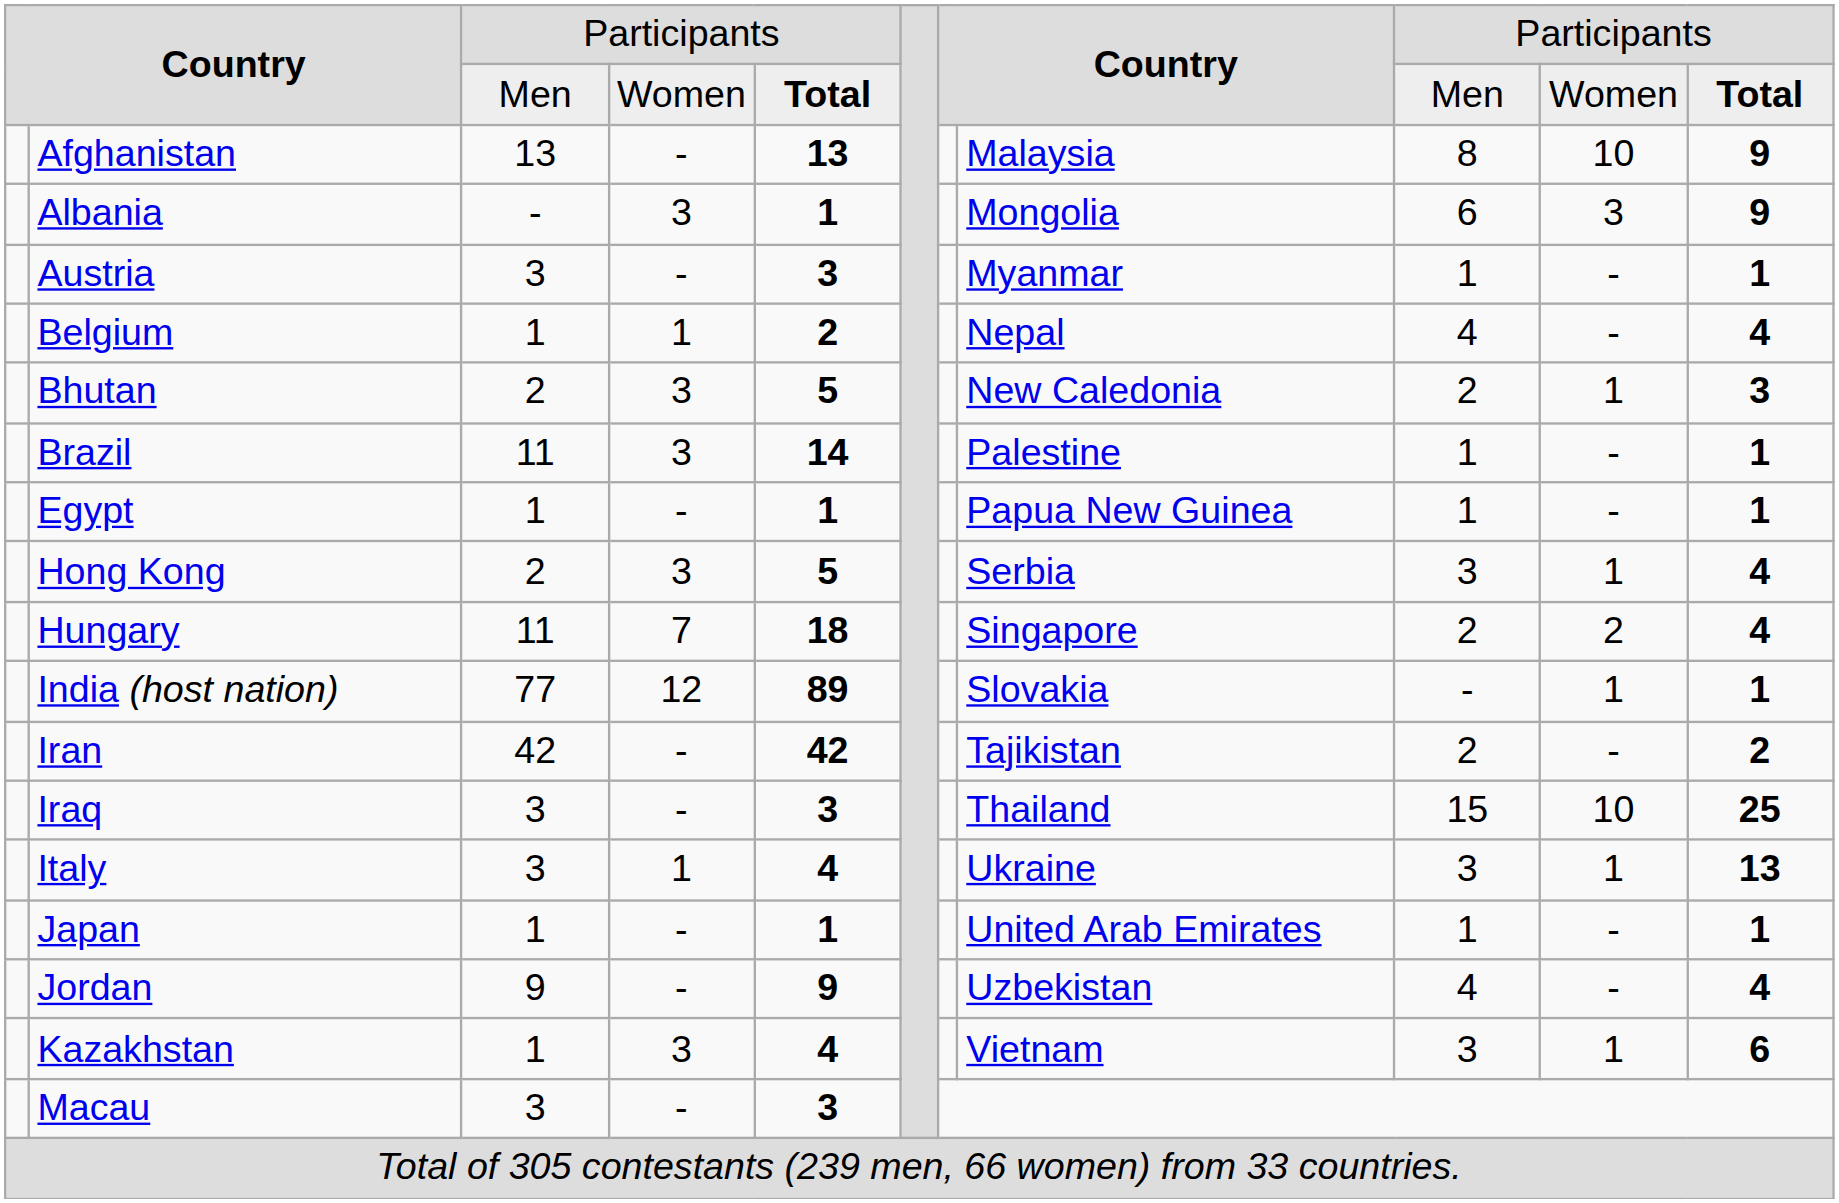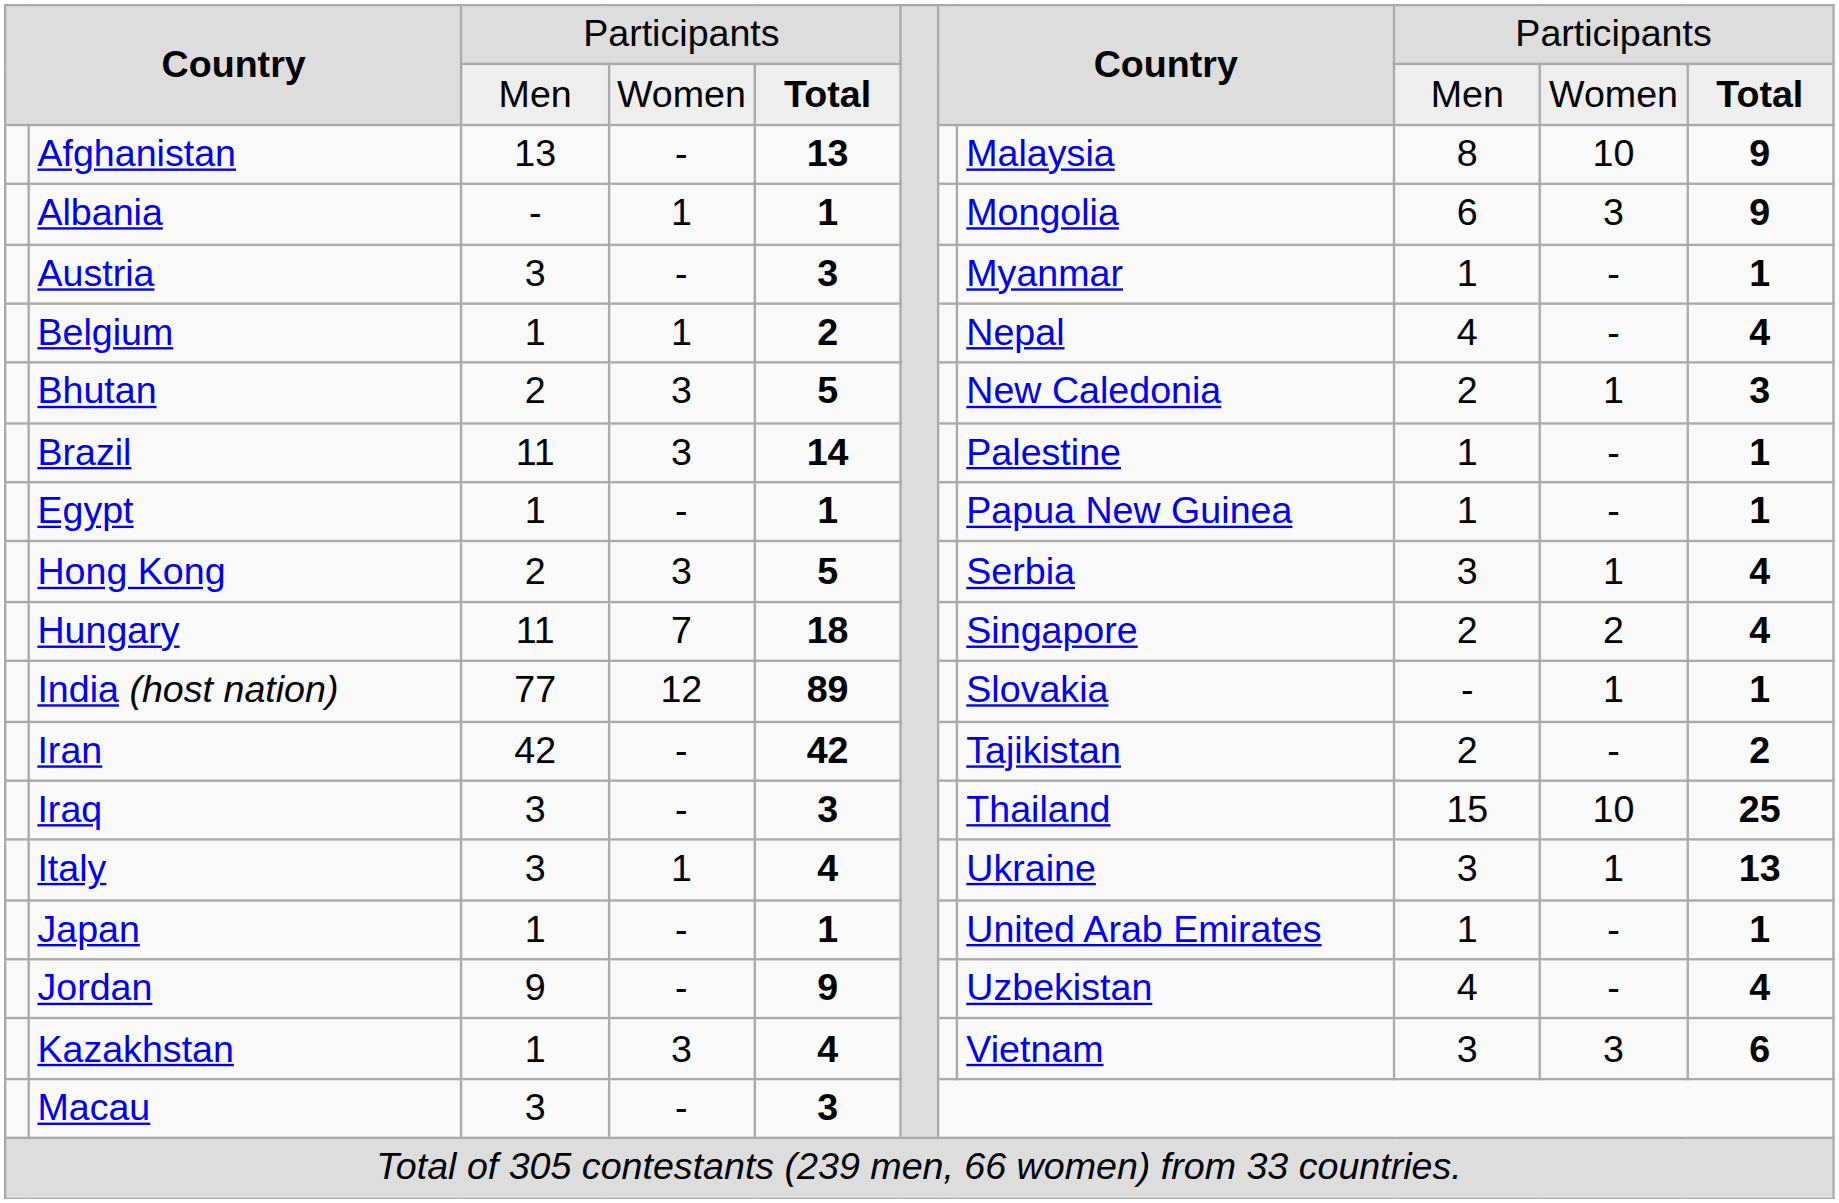(681, 213) 3 -> (681, 213) 1
(1614, 1048) 1 -> (1614, 1048) 3
